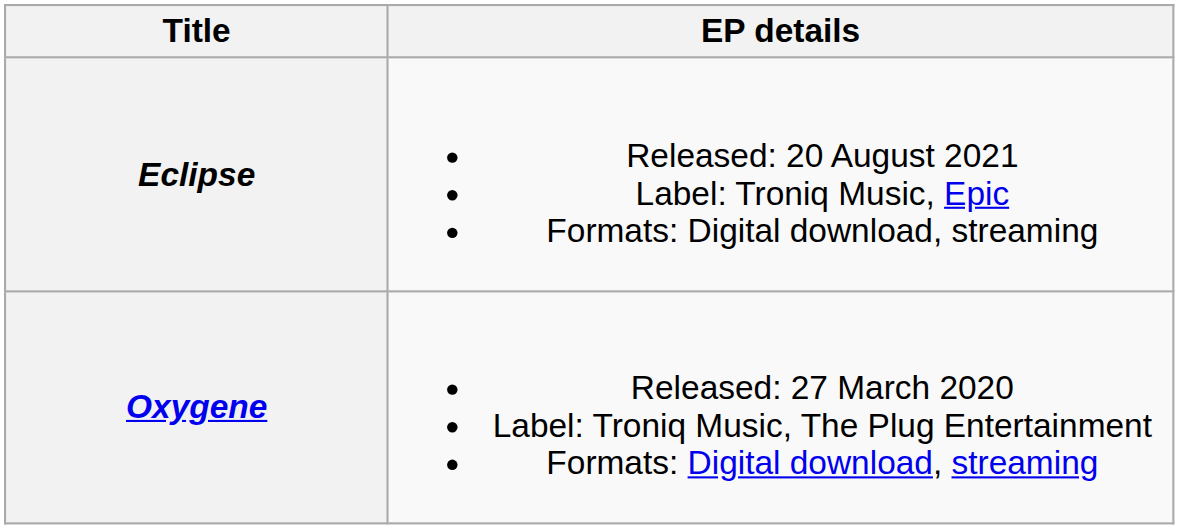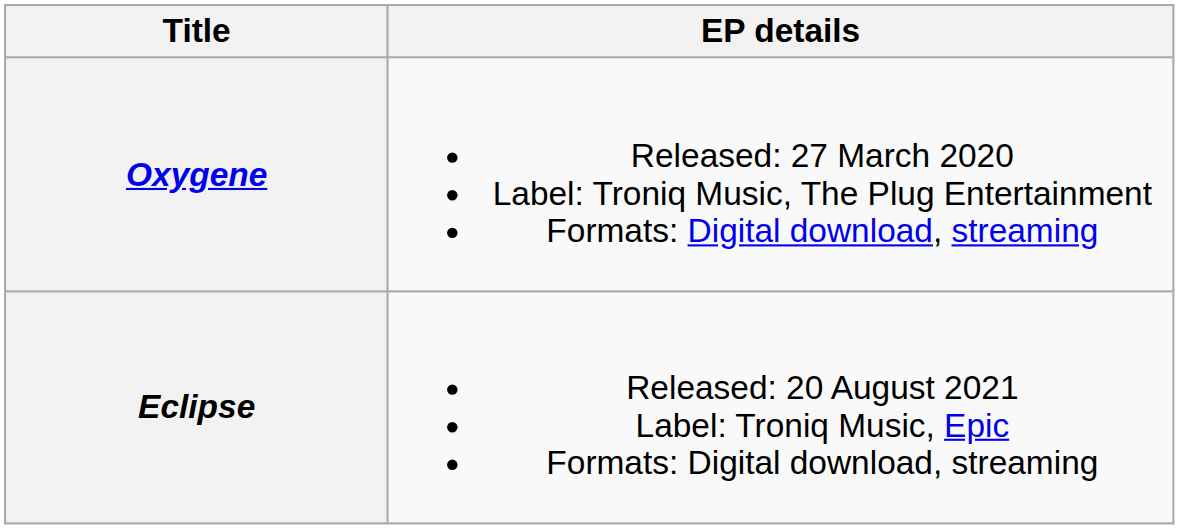rows swapped: (197, 406) <-> (197, 173)
